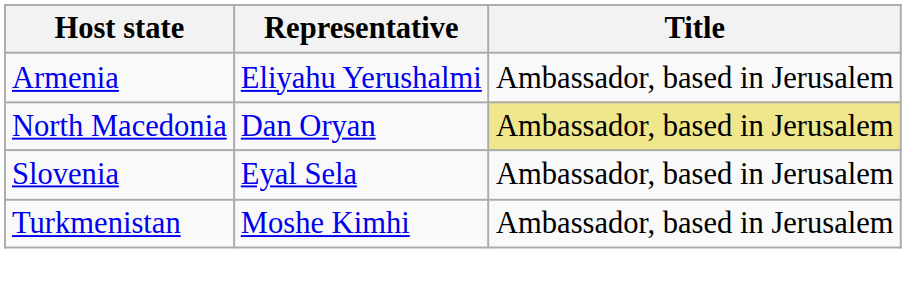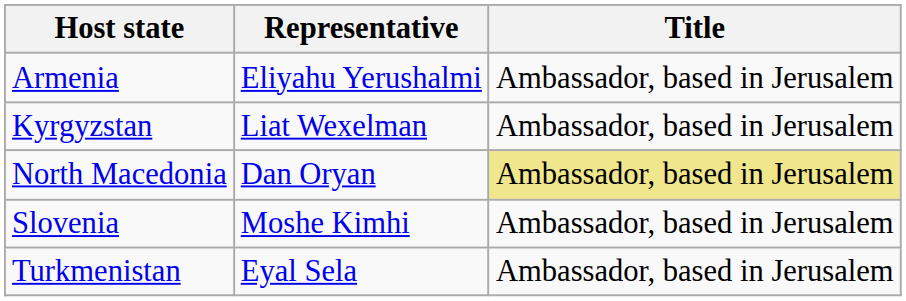+ row: (82, 125)
(299, 174) Eyal Sela -> (325, 222) Moshe Kimhi
(325, 222) Moshe Kimhi -> (299, 271) Eyal Sela
